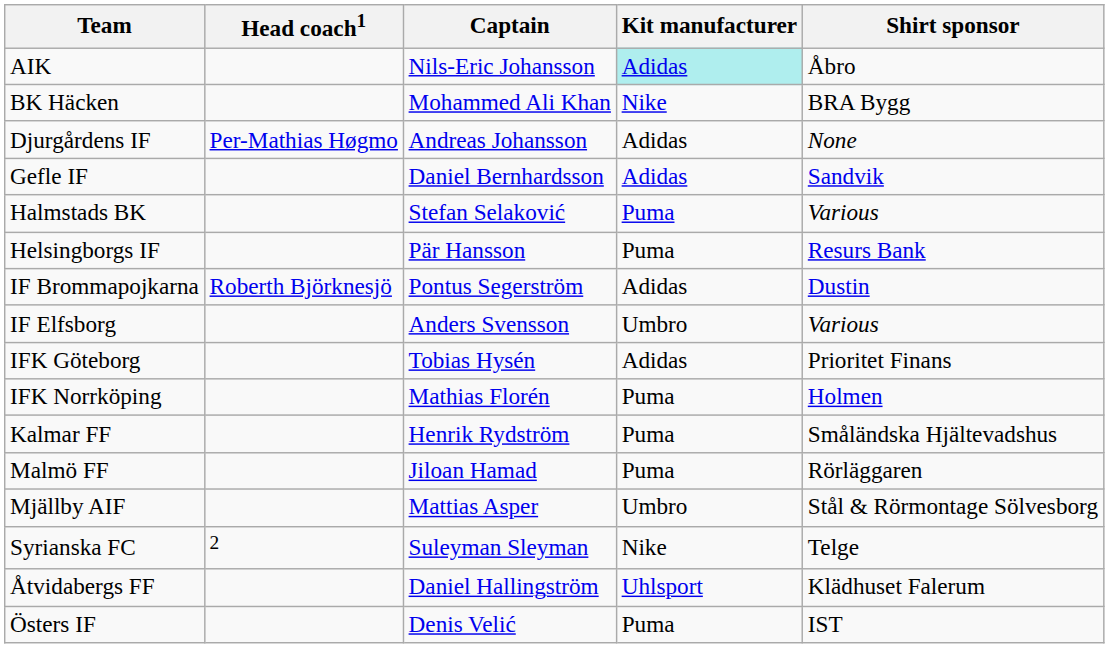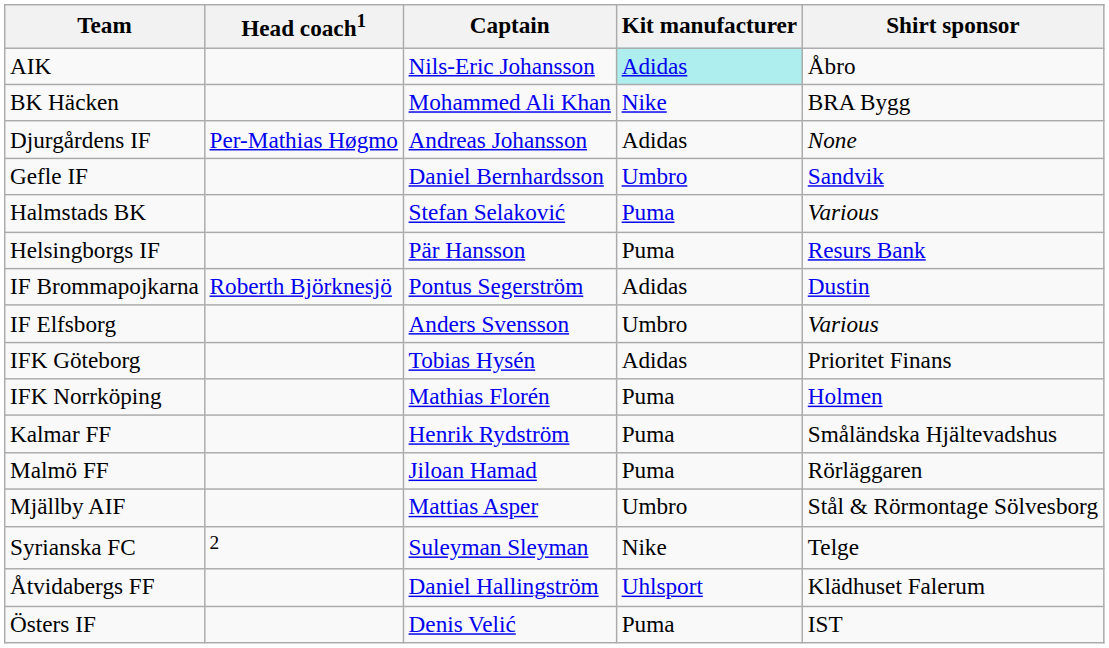(654, 176) Adidas -> (654, 176) Umbro
